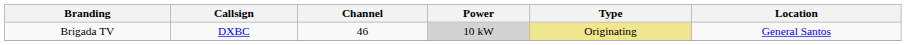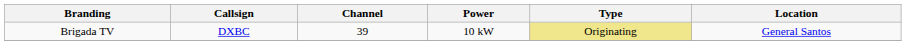(362, 31) 46 -> (362, 31) 39
(478, 31) lightgrey background -> (478, 31) no background
